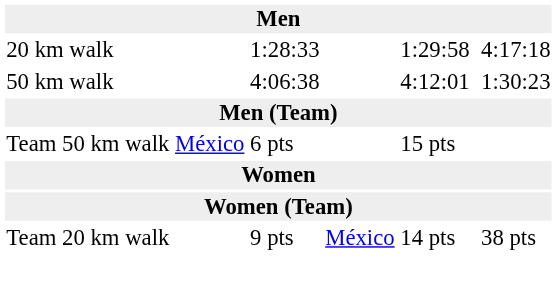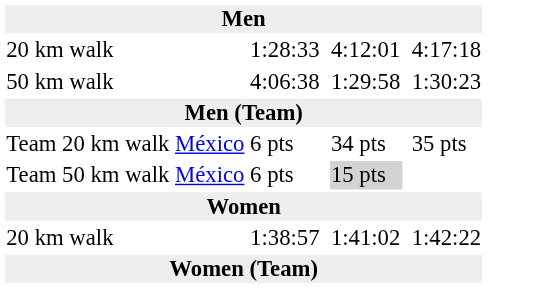(435, 50) 1:29:58 -> (366, 50) 4:12:01
(435, 81) 4:12:01 -> (366, 81) 1:29:58
+ row: (88, 143)
(428, 143) no background -> (358, 175) lightgrey background
+ row: (60, 237)
- row: (88, 237)
